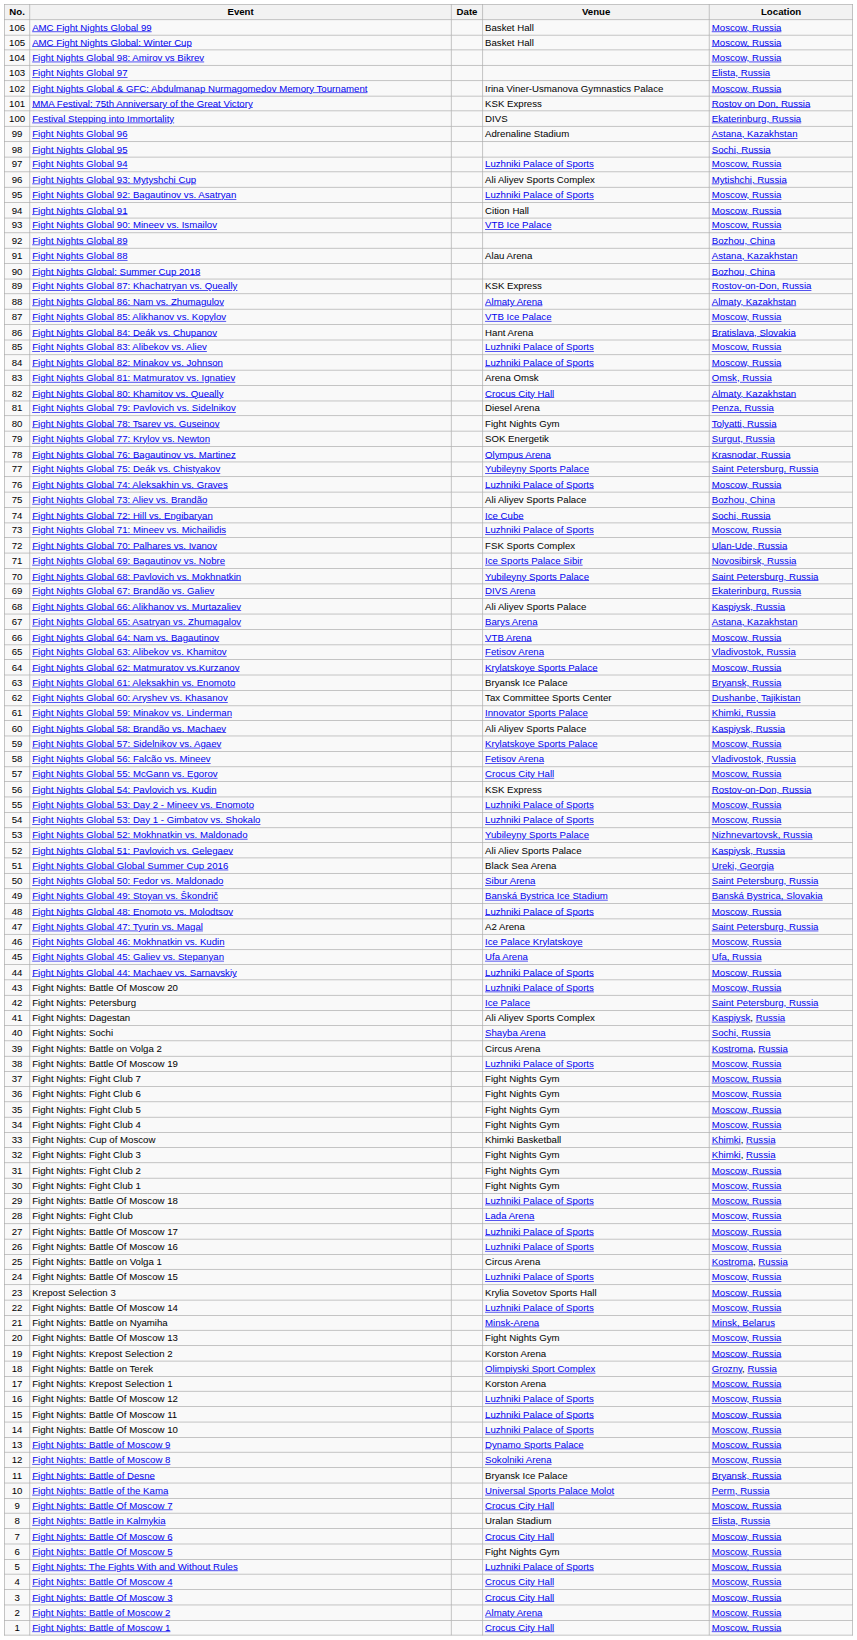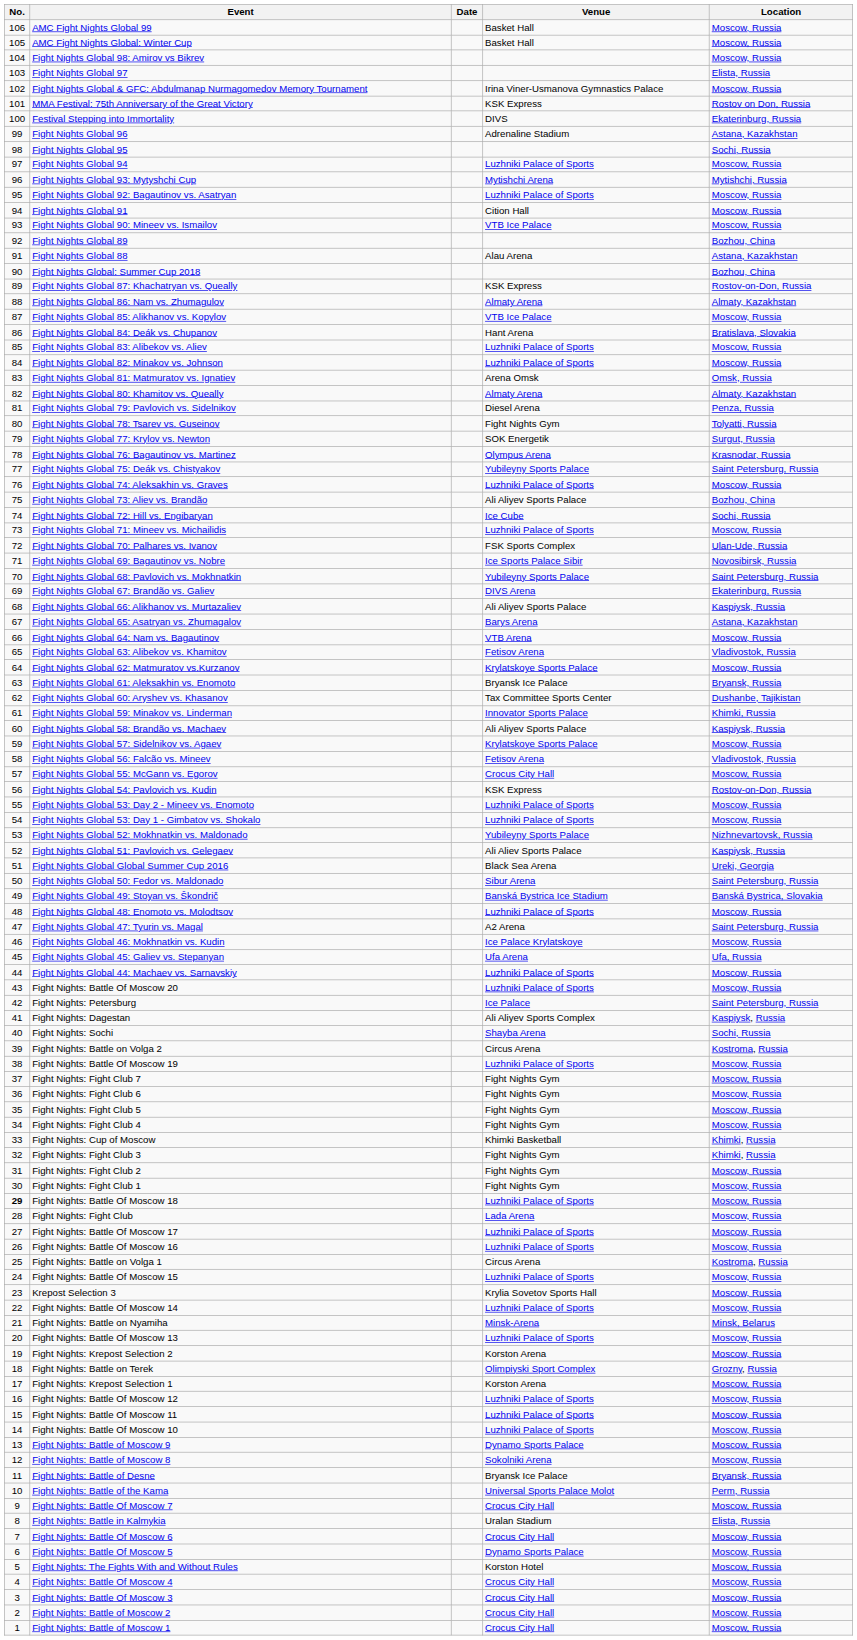(540, 180) Ali Aliyev Sports Complex -> (519, 180) Mytishchi Arena
(520, 393) Crocus City Hall -> (514, 393) Almaty Arena
(17, 1201) normal -> (17, 1201) bold
(522, 1338) Fight Nights Gym -> (539, 1338) Luzhniki Palace of Sports
(522, 1552) Fight Nights Gym -> (534, 1552) Dynamo Sports Palace
(539, 1567) Luzhniki Palace of Sports -> (514, 1567) Korston Hotel
(514, 1613) Almaty Arena -> (520, 1613) Crocus City Hall
